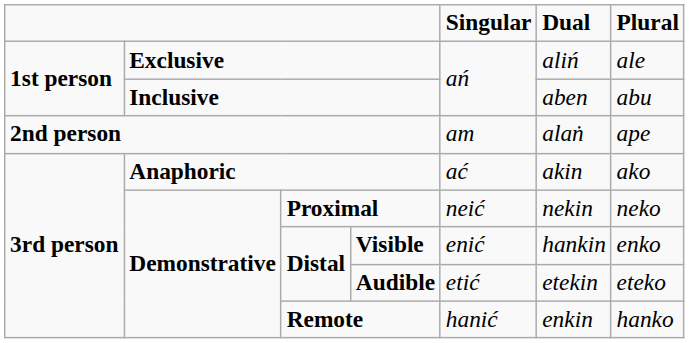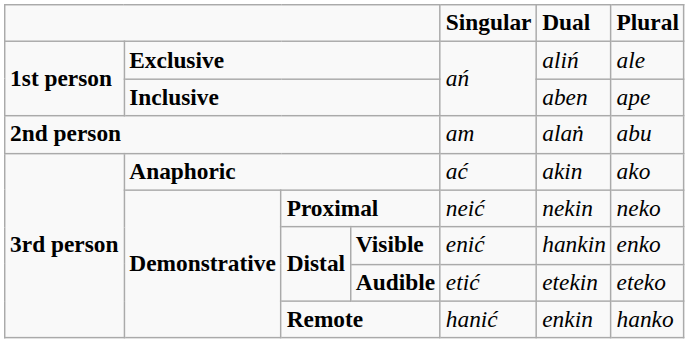(634, 97) abu -> (633, 97) ape
(633, 134) ape -> (634, 134) abu
